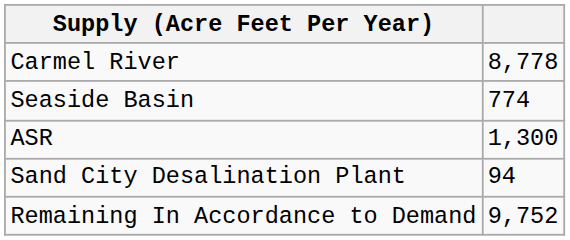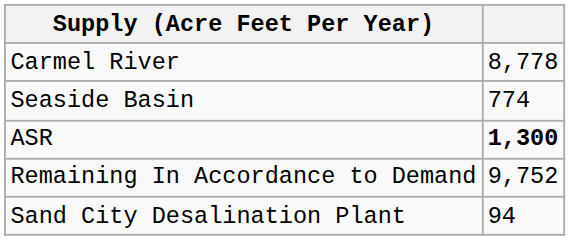(523, 139) normal -> (523, 139) bold
rows swapped: (208, 177) <-> (243, 216)
